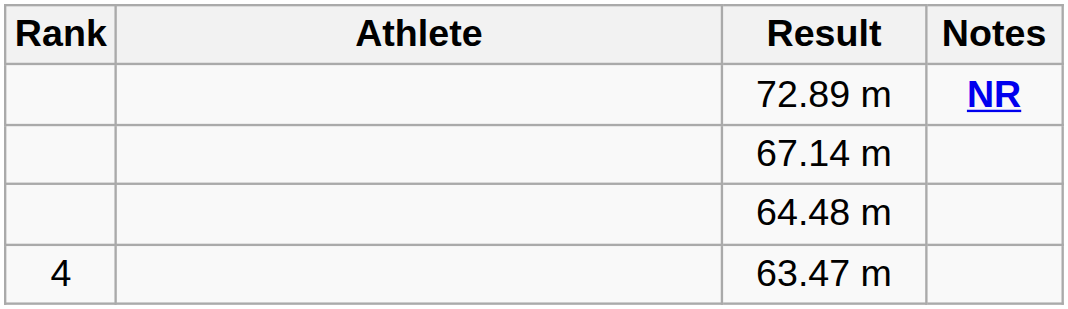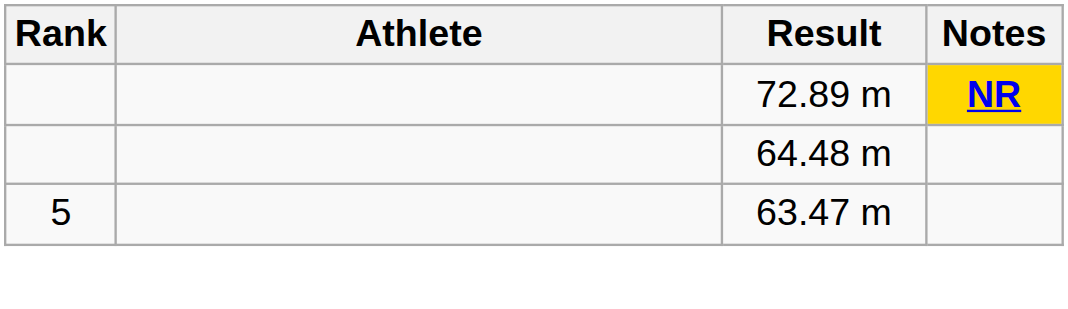(994, 93) no background -> (994, 93) gold background
- row: (824, 153)
(61, 272) 4 -> (61, 213) 5
